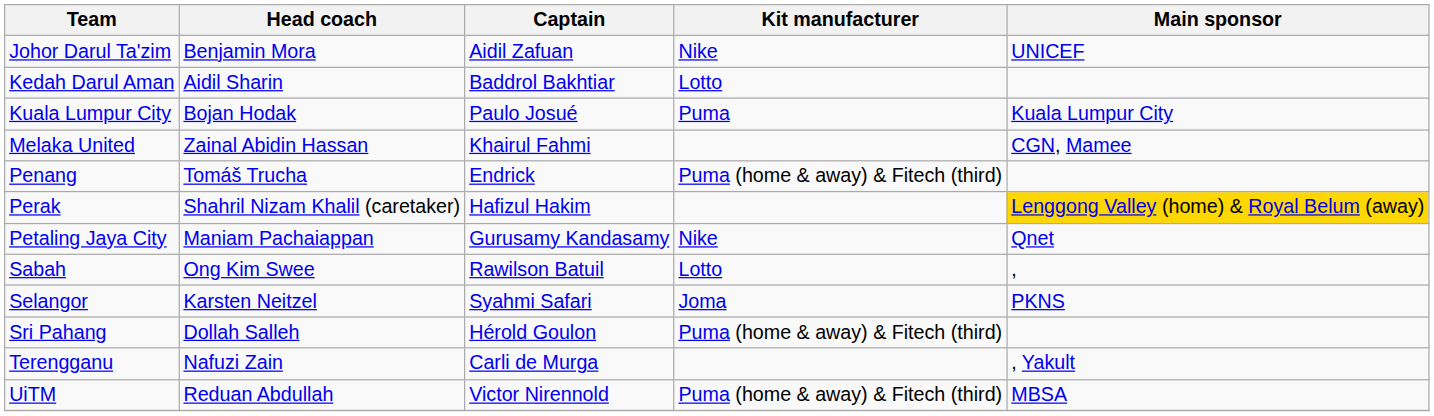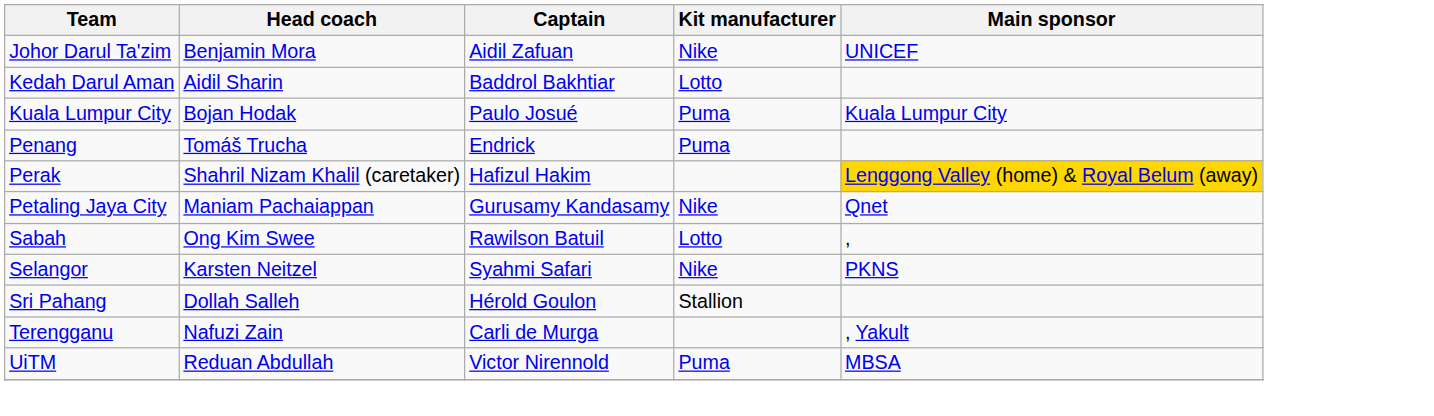- row: (72, 144)
(840, 176) Puma (home & away) & Fitech (third) -> (704, 144) Puma
(703, 301) Joma -> (698, 269) Nike
(840, 332) Puma (home & away) & Fitech (third) -> (711, 301) Stallion
(840, 394) Puma (home & away) & Fitech (third) -> (704, 363) Puma
